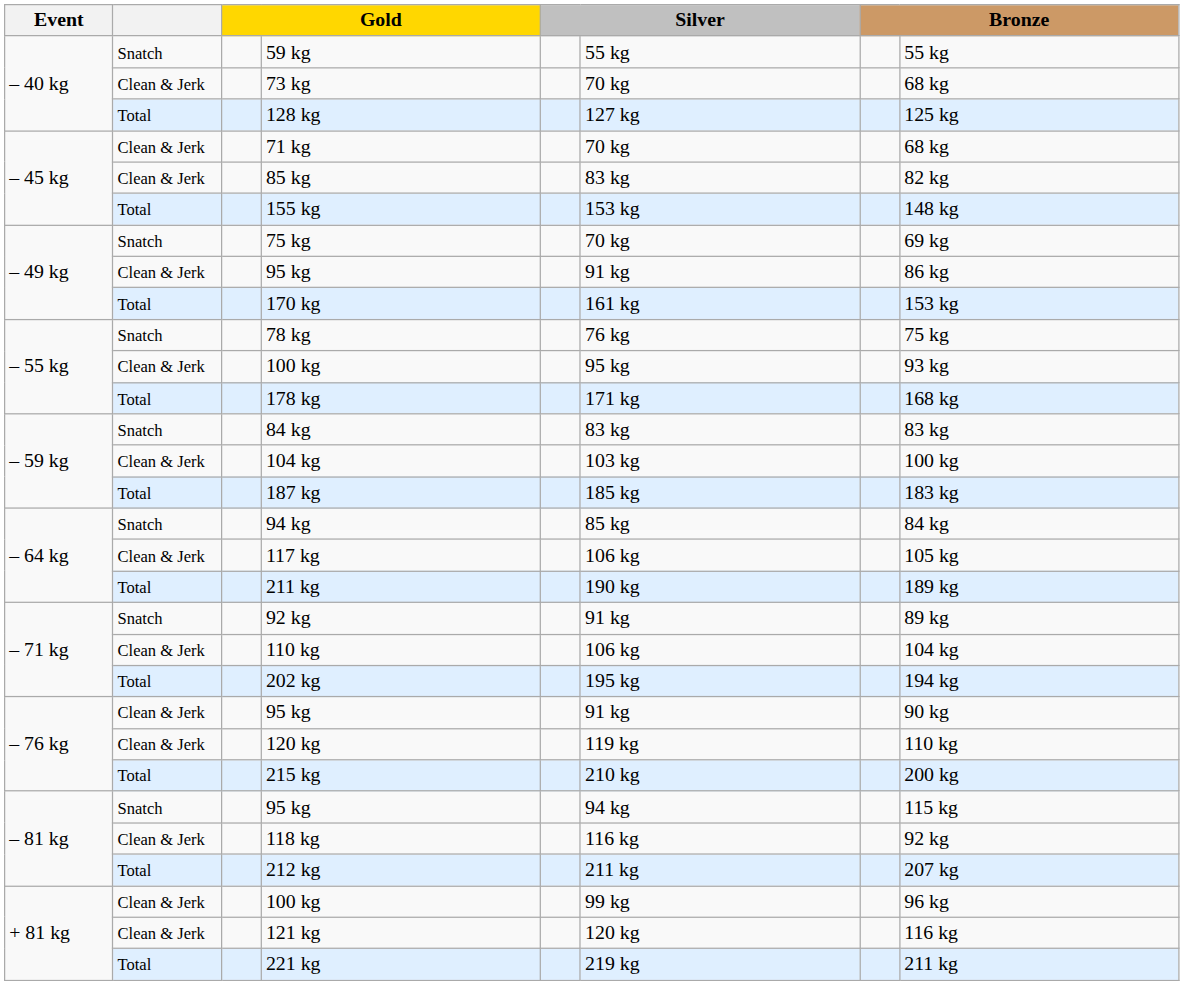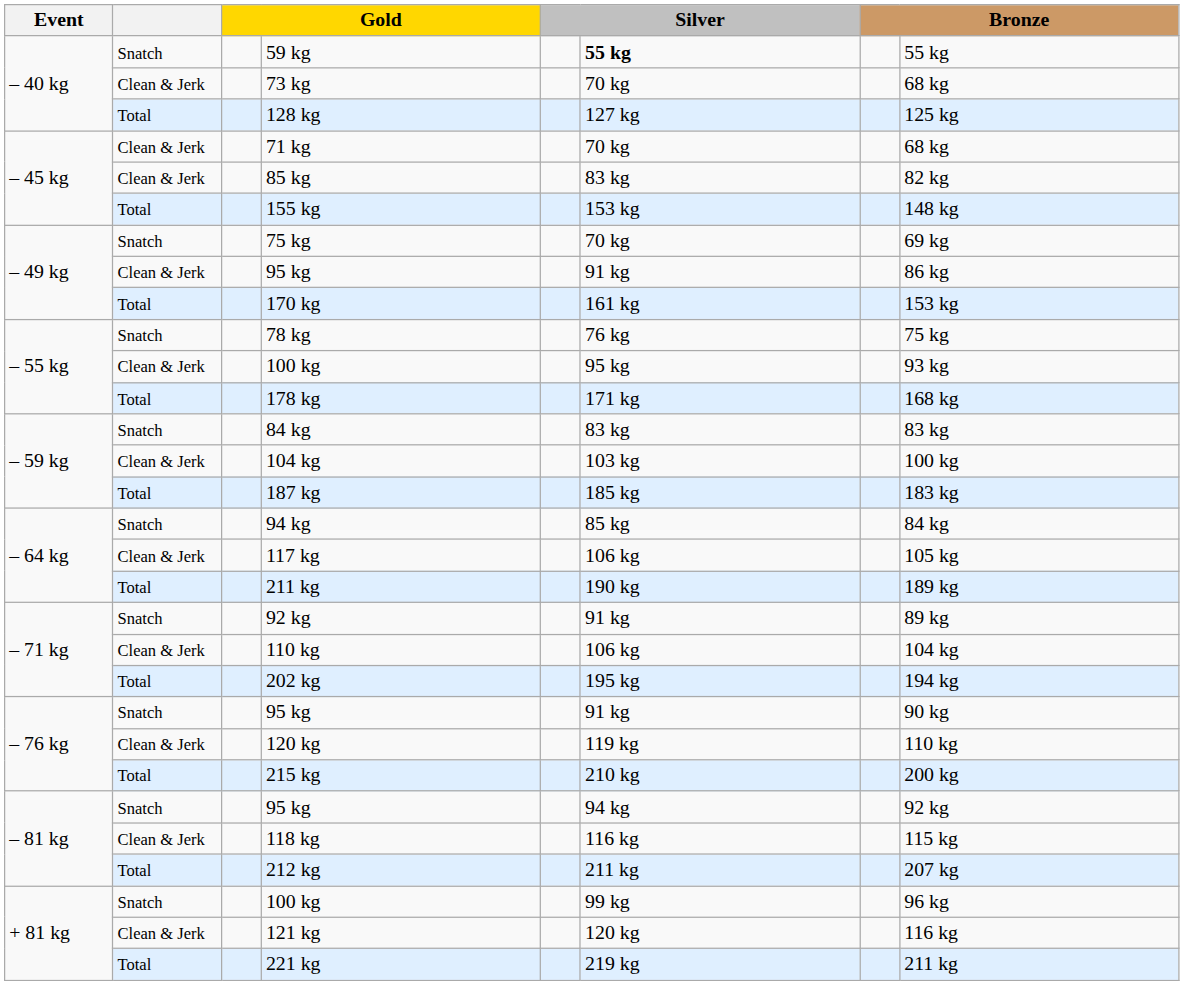(607, 51) normal -> (608, 51) bold
(161, 713) Clean & Jerk -> (140, 713) Snatch
(931, 806) 115 kg -> (927, 806) 92 kg
(927, 838) 92 kg -> (931, 838) 115 kg
(161, 902) Clean & Jerk -> (140, 902) Snatch
